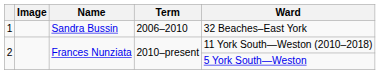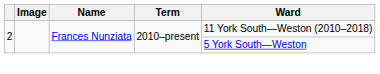- row: (10, 28)
